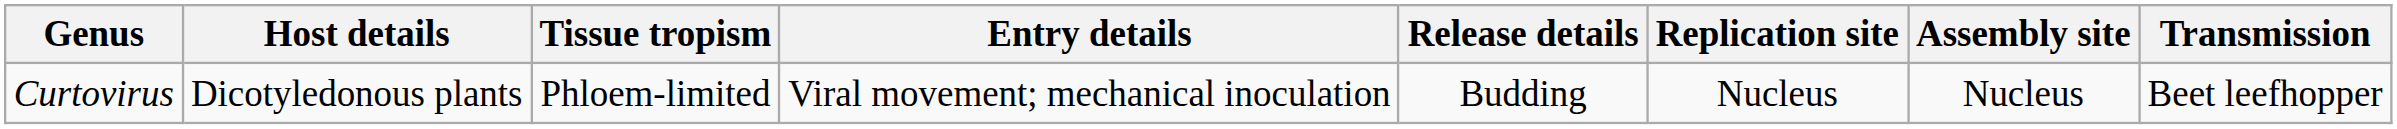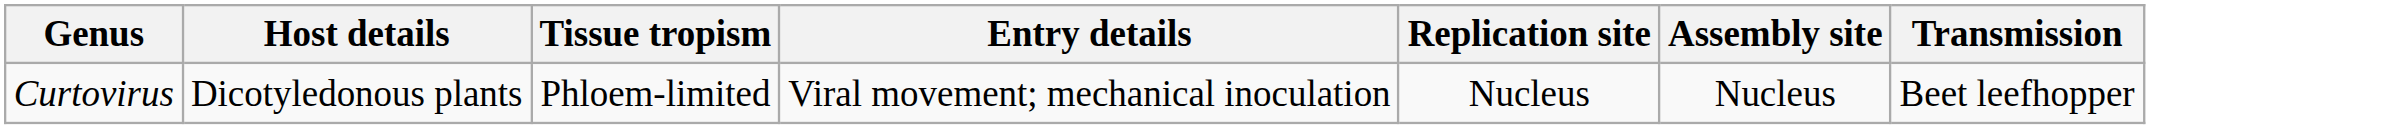- column: (1523, 33)
